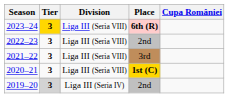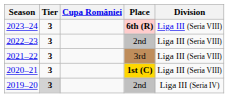columns swapped: (94, 12) <-> (192, 12)
(50, 26) gold background -> (50, 26) no background
